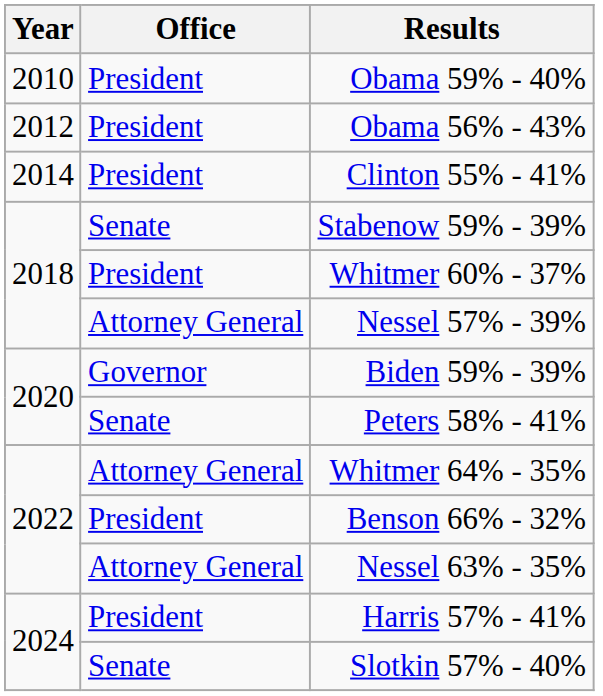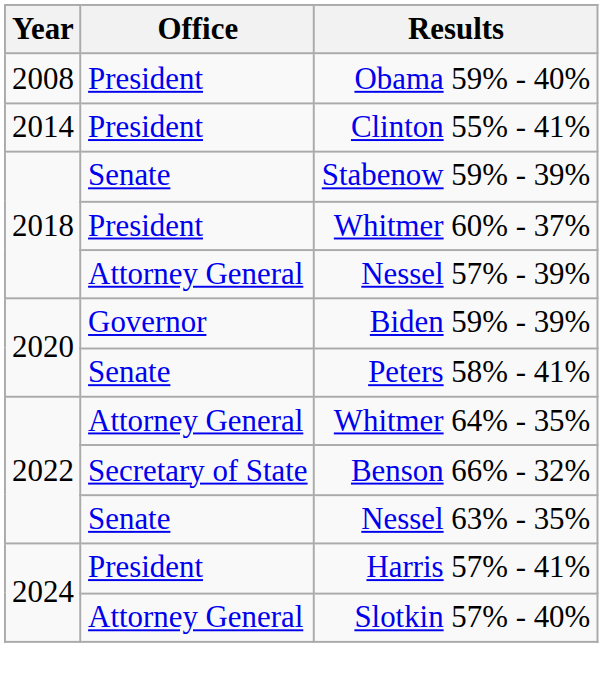(43, 77) 2010 -> (43, 77) 2008
- row: (468, 126)
(146, 518) President -> (198, 469) Secretary of State
(196, 567) Attorney General -> (129, 518) Senate
(129, 665) Senate -> (196, 616) Attorney General
